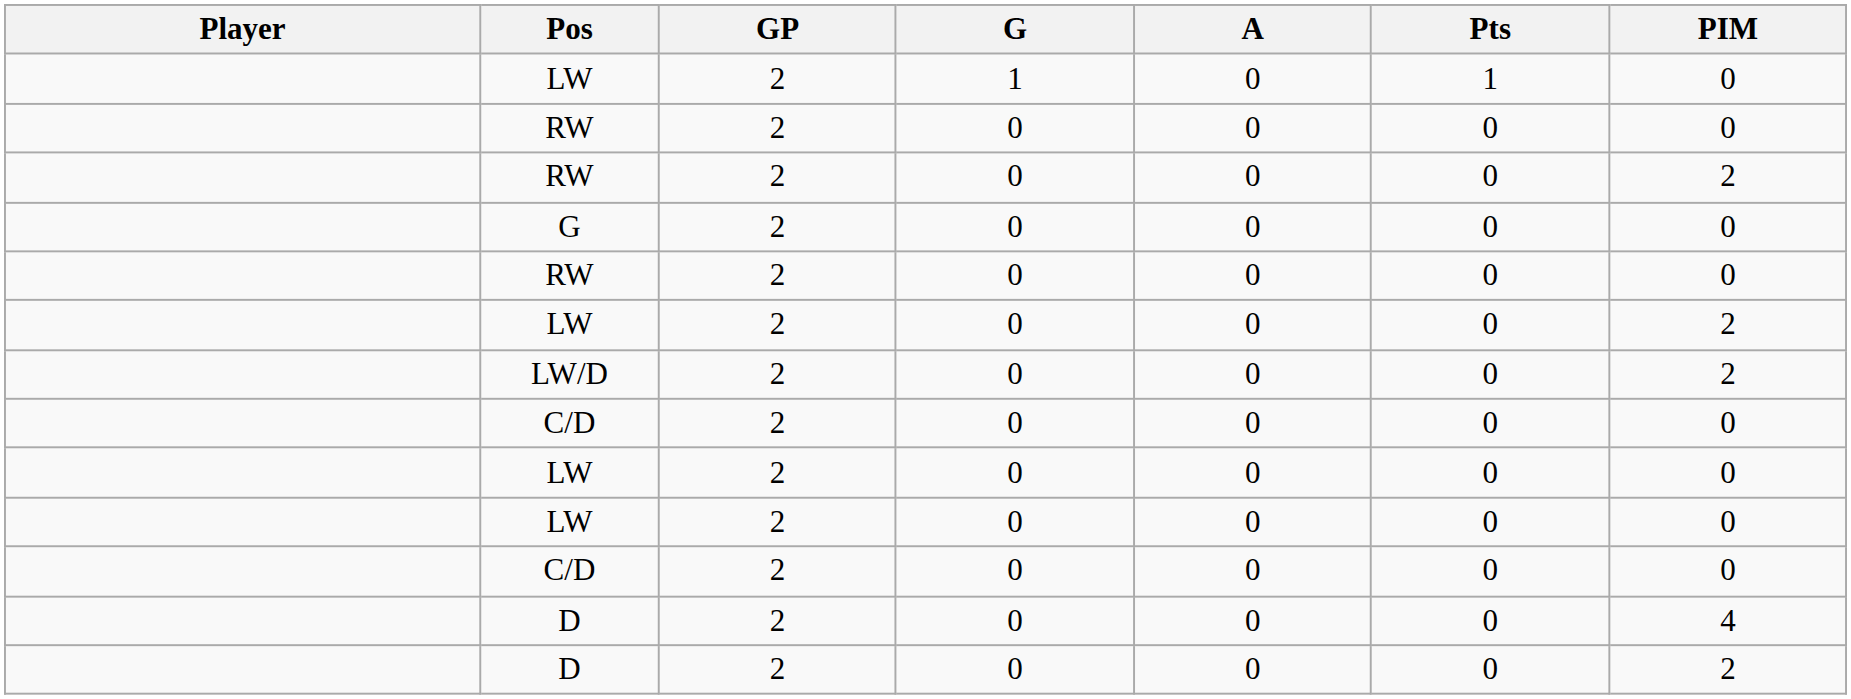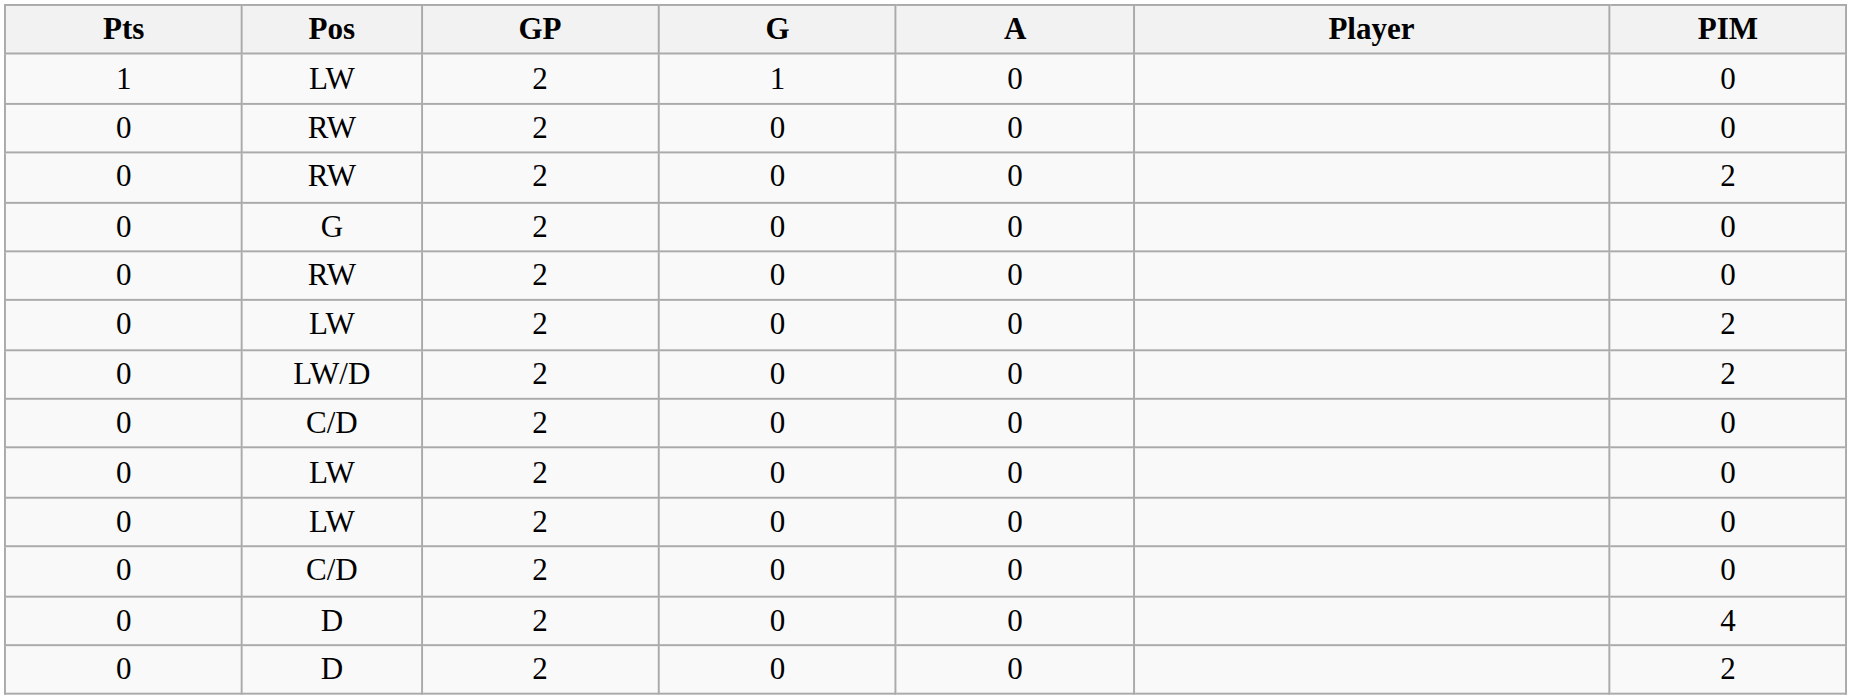columns swapped: (243, 29) <-> (1490, 29)
